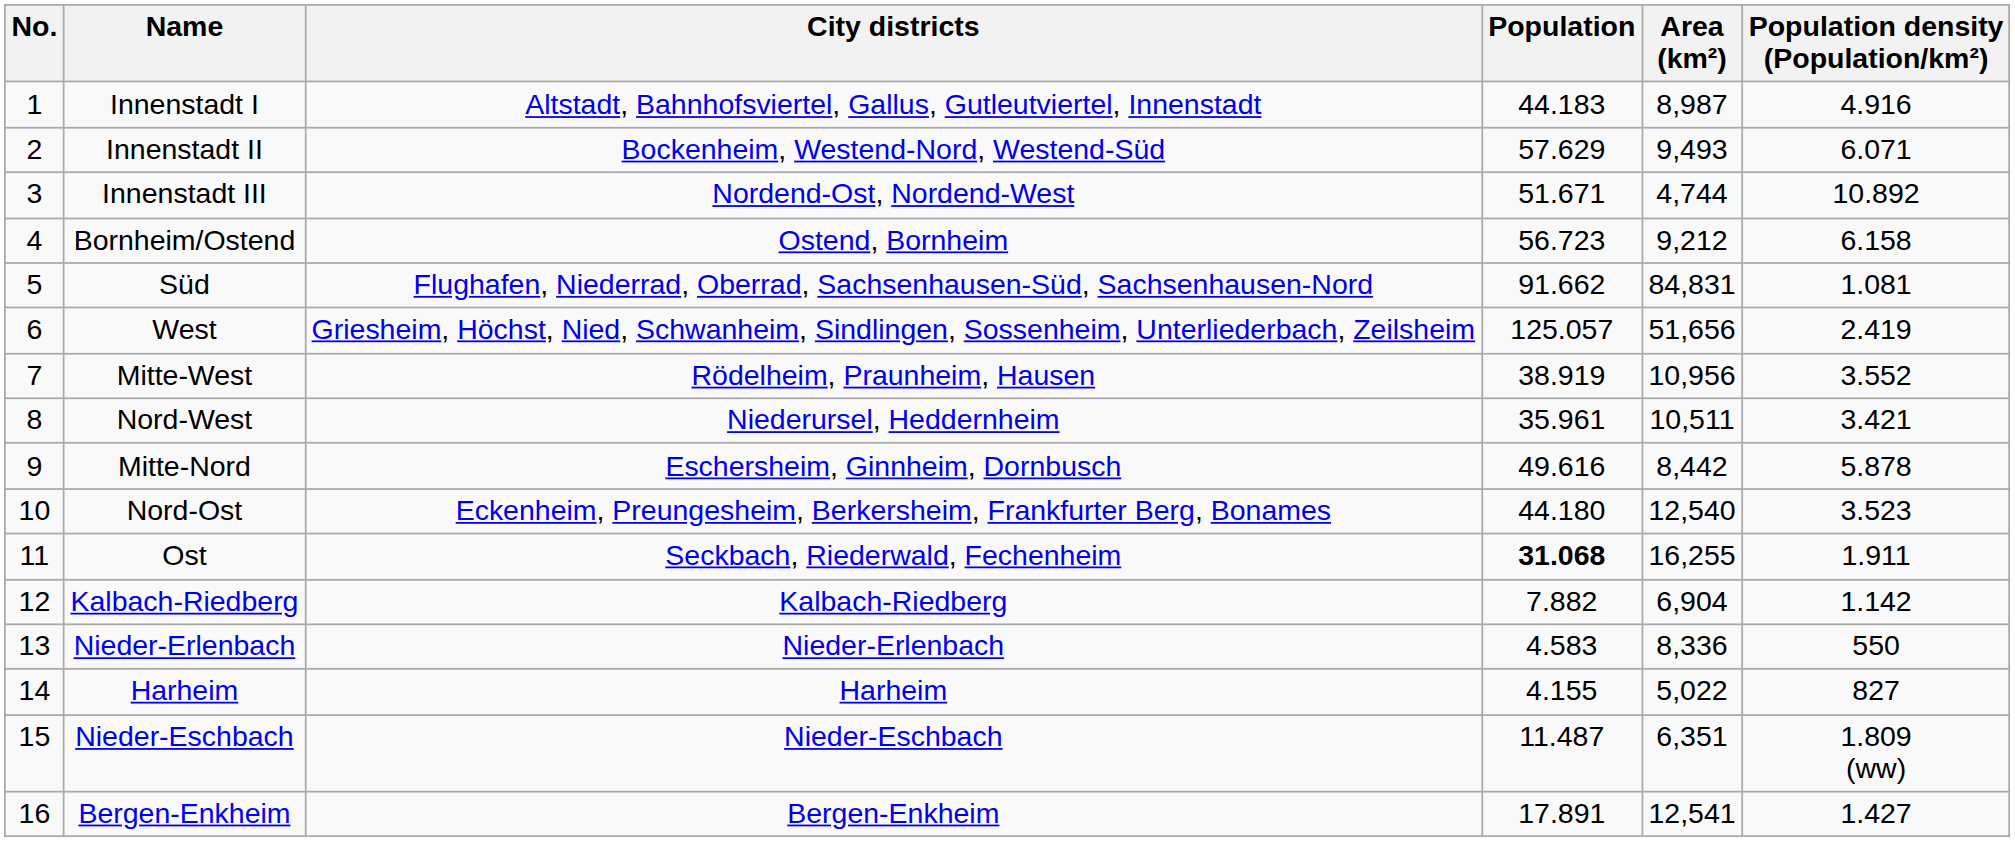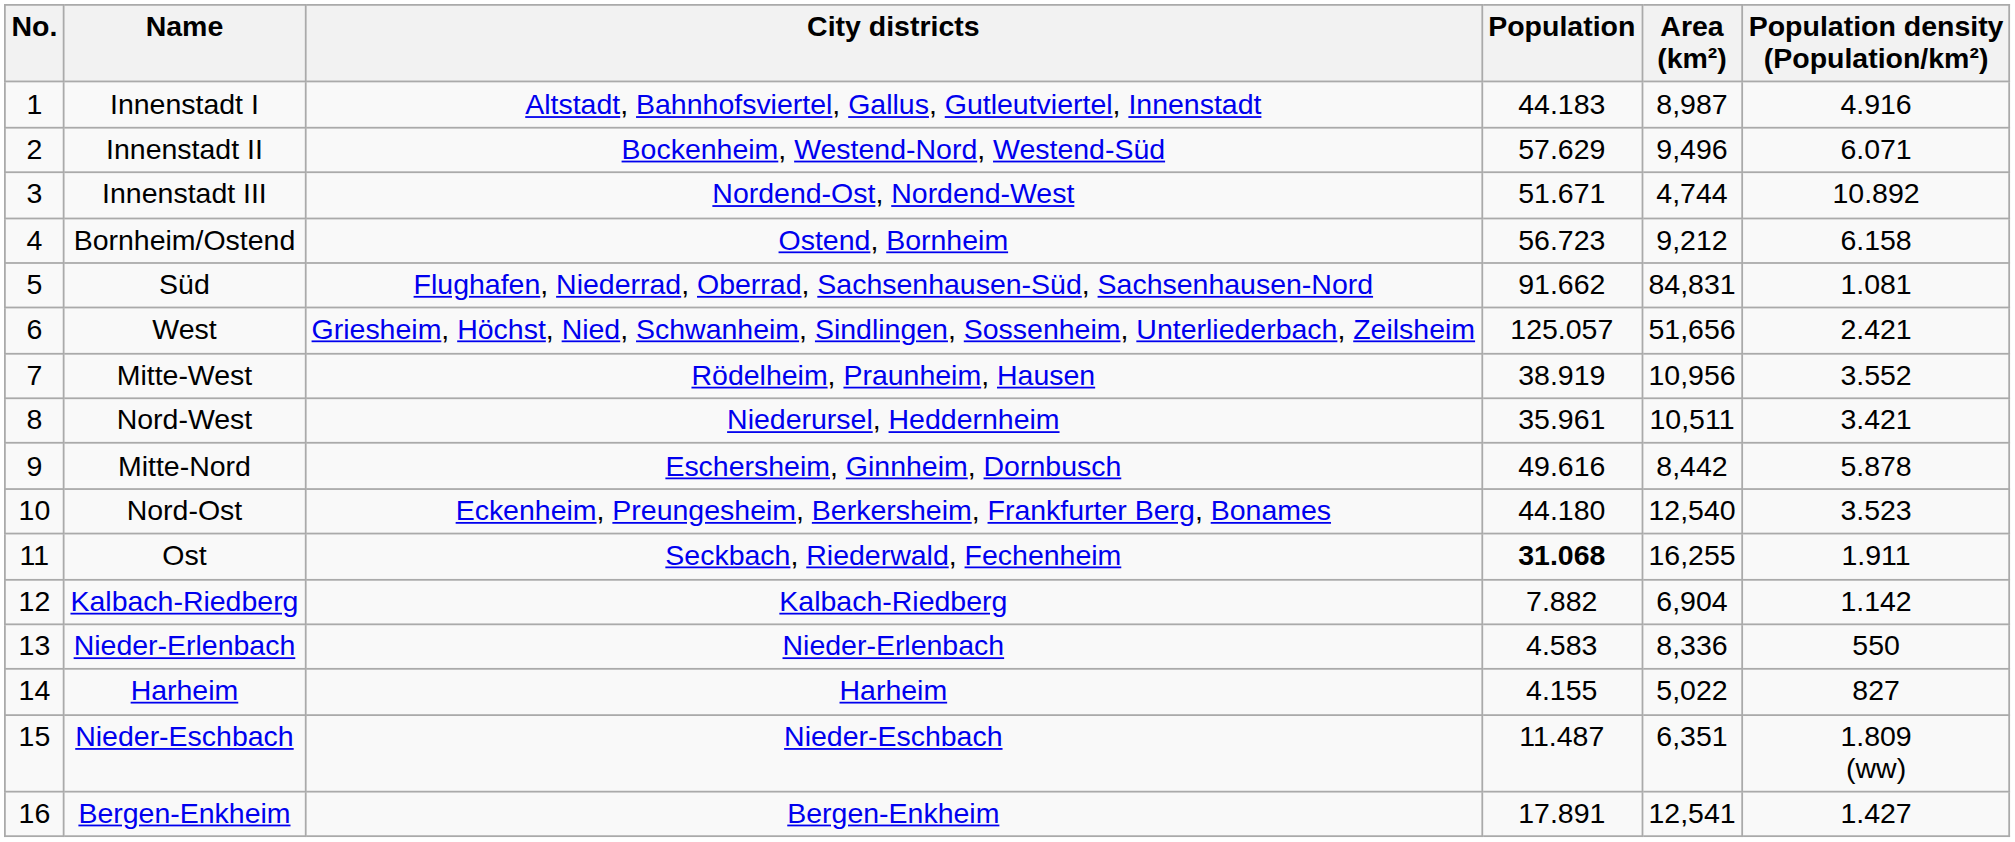(1692, 149) 9,493 -> (1692, 149) 9,496
(1876, 330) 2.419 -> (1876, 330) 2.421
